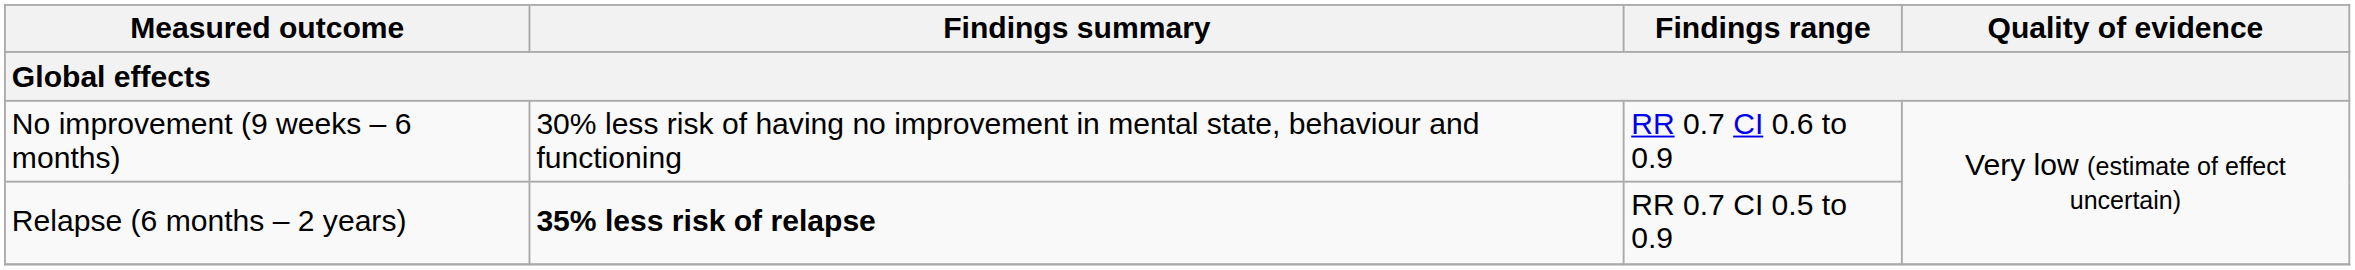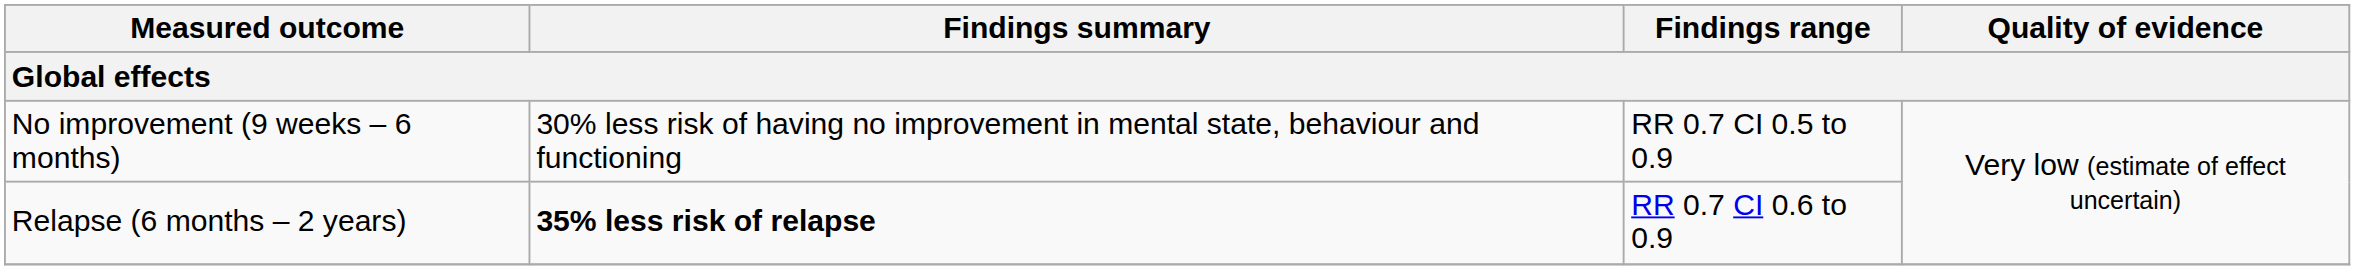(1739, 140) RR 0.7 CI 0.6 to 0.9 -> (1739, 140) RR 0.7 CI 0.5 to 0.9
(1739, 222) RR 0.7 CI 0.5 to 0.9 -> (1739, 222) RR 0.7 CI 0.6 to 0.9
